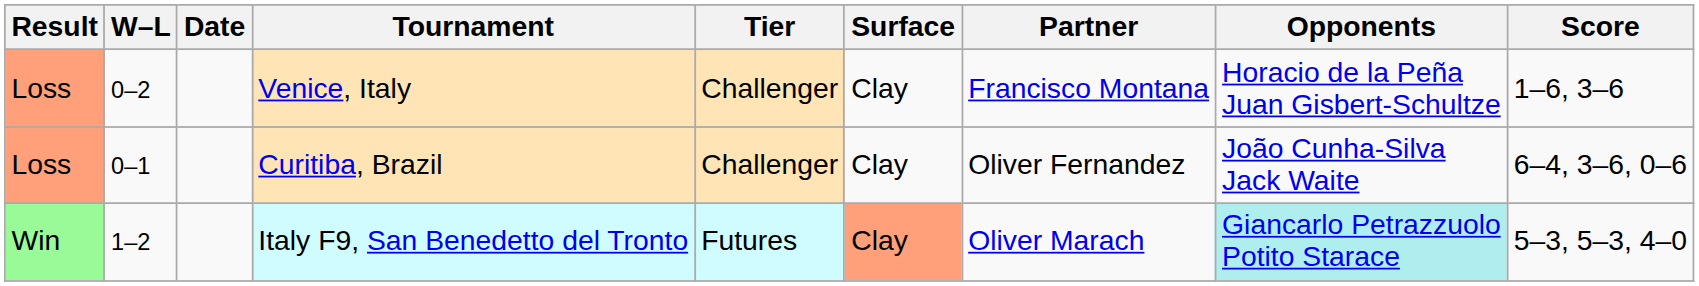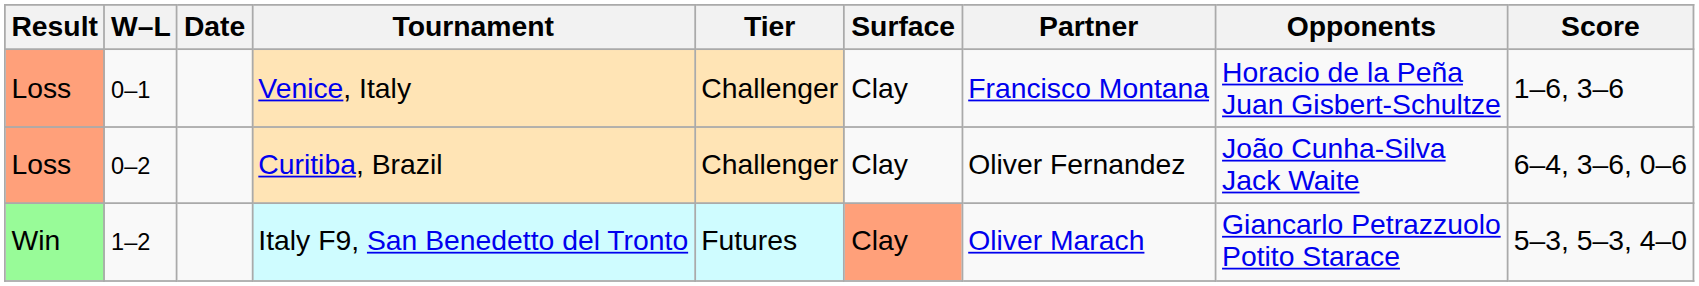(131, 89) 0–2 -> (131, 89) 0–1
(131, 166) 0–1 -> (131, 166) 0–2
(1361, 241) paleturquoise background -> (1361, 241) no background
